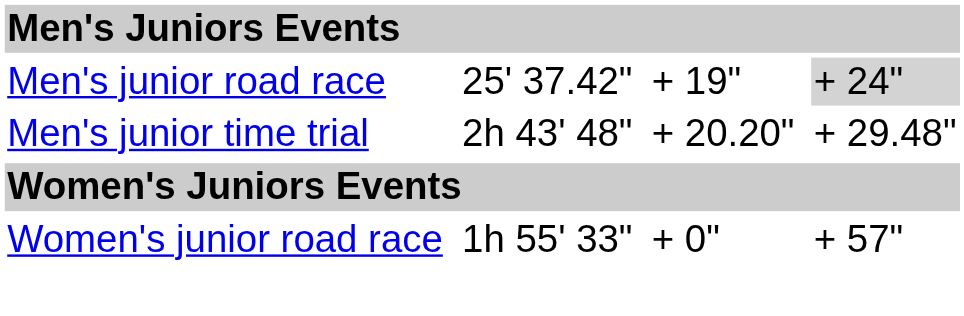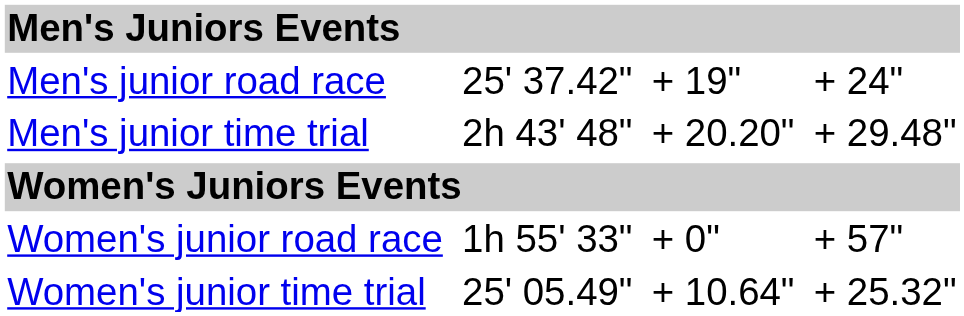(858, 80) lightgrey background -> (858, 80) no background
+ row: (216, 292)
